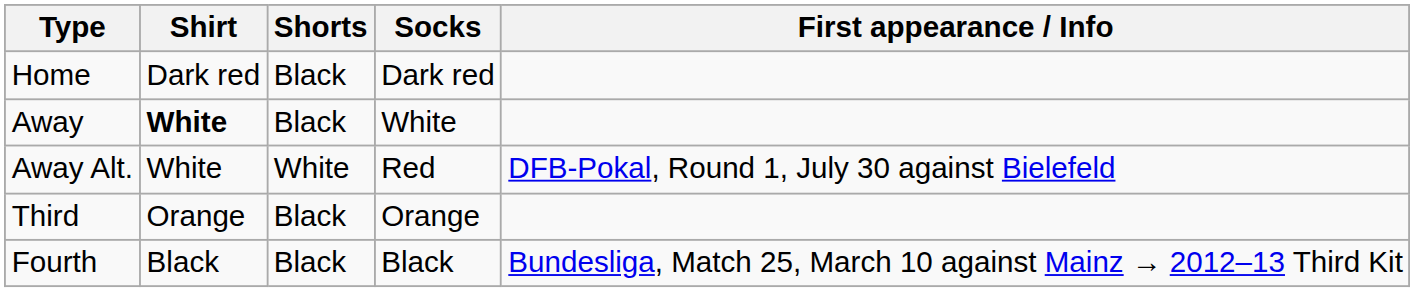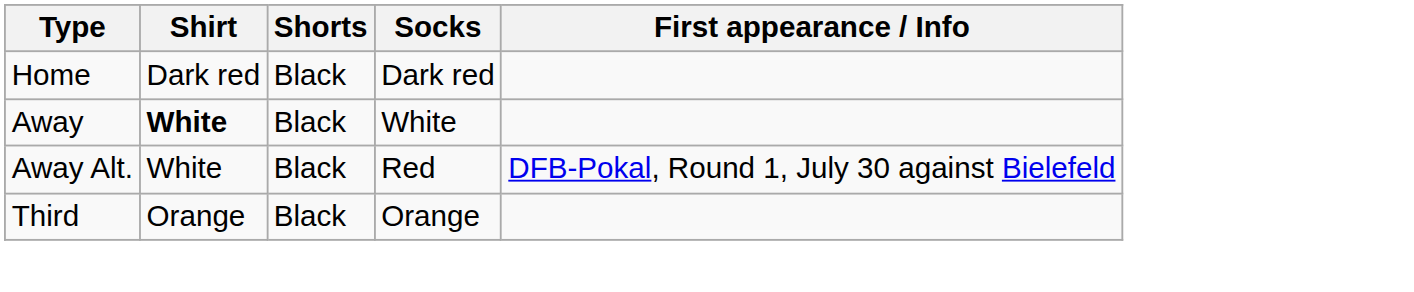(312, 168) White -> (310, 168) Black
- row: (55, 262)
